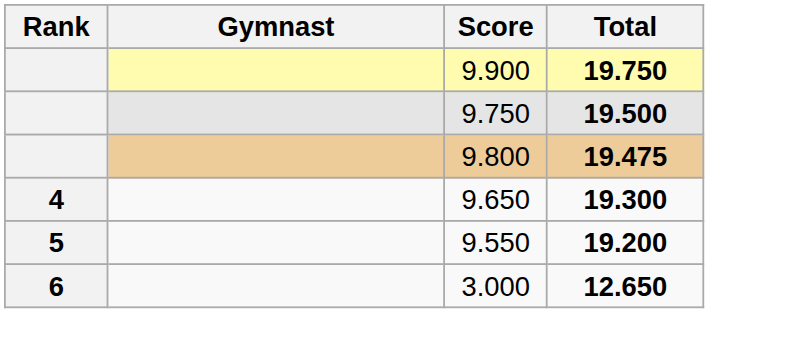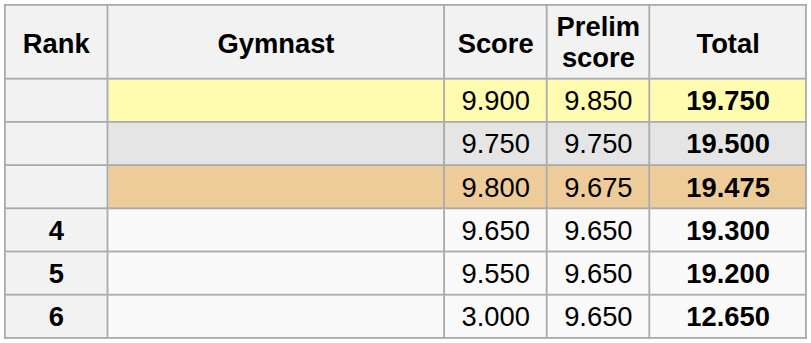+ column: (598, 42)
